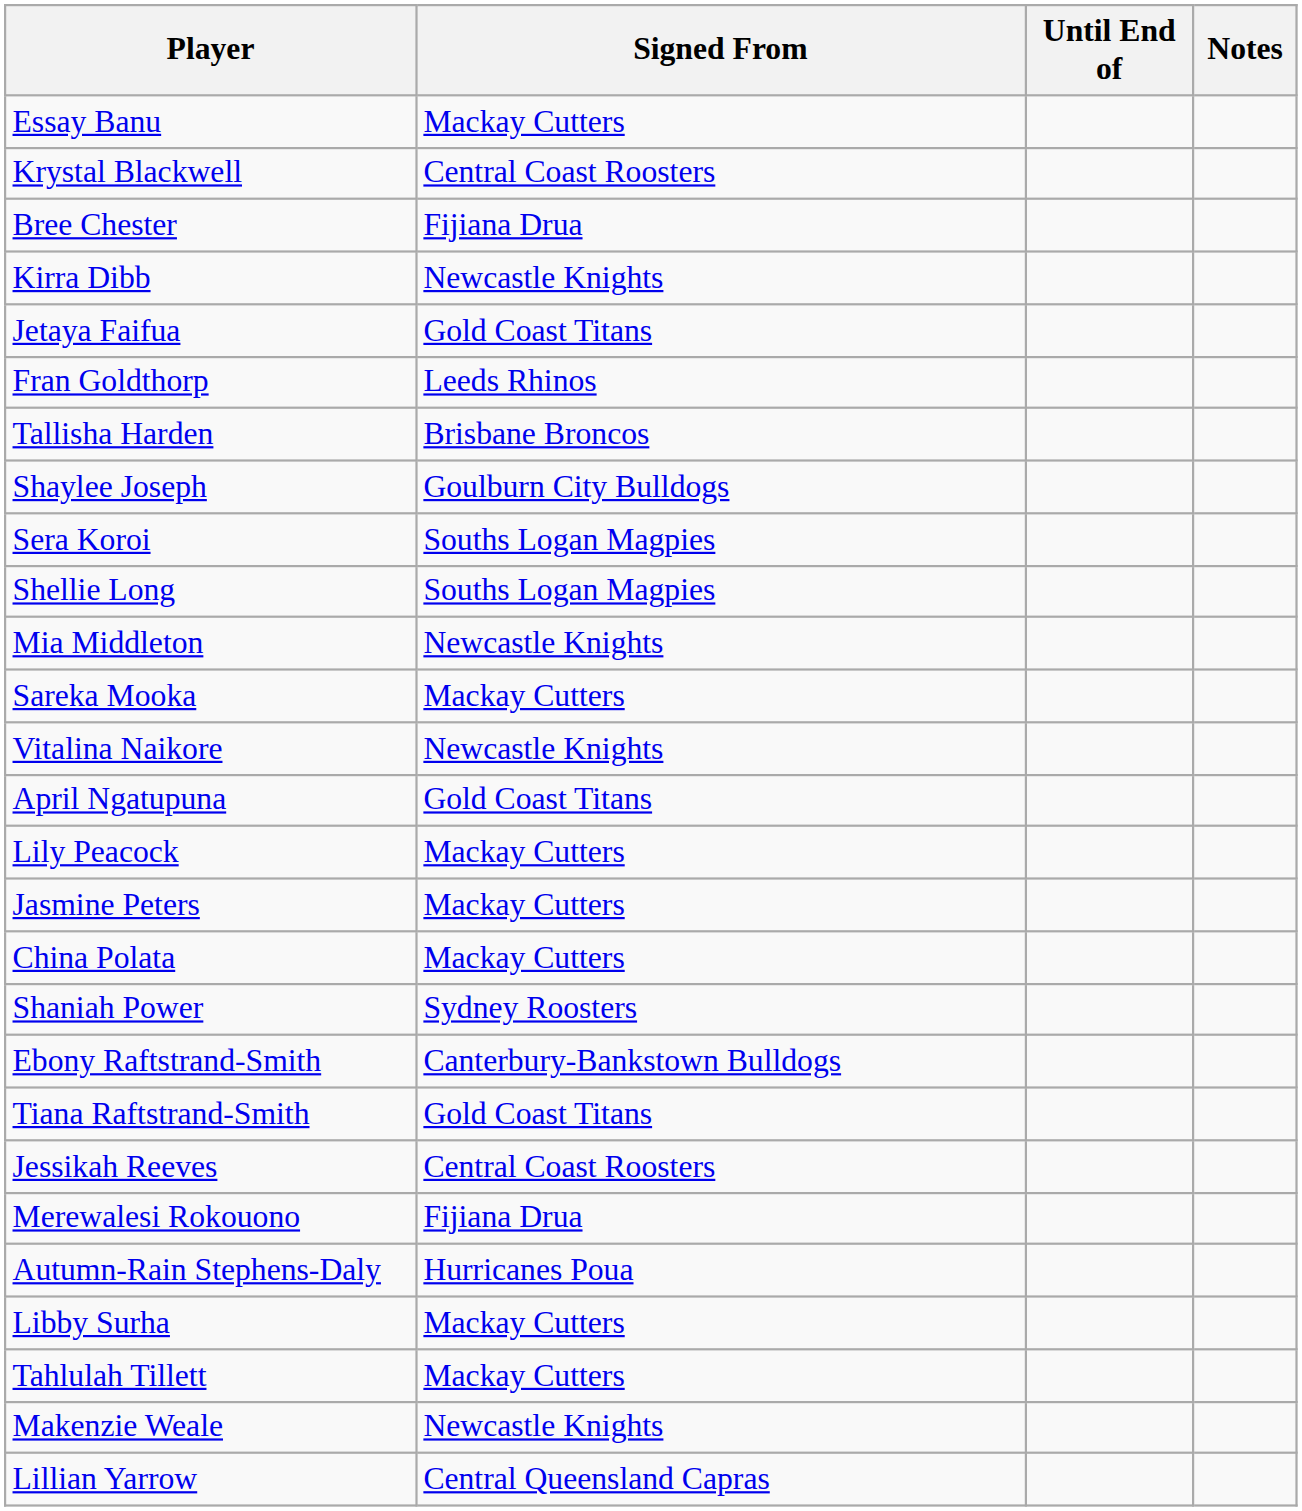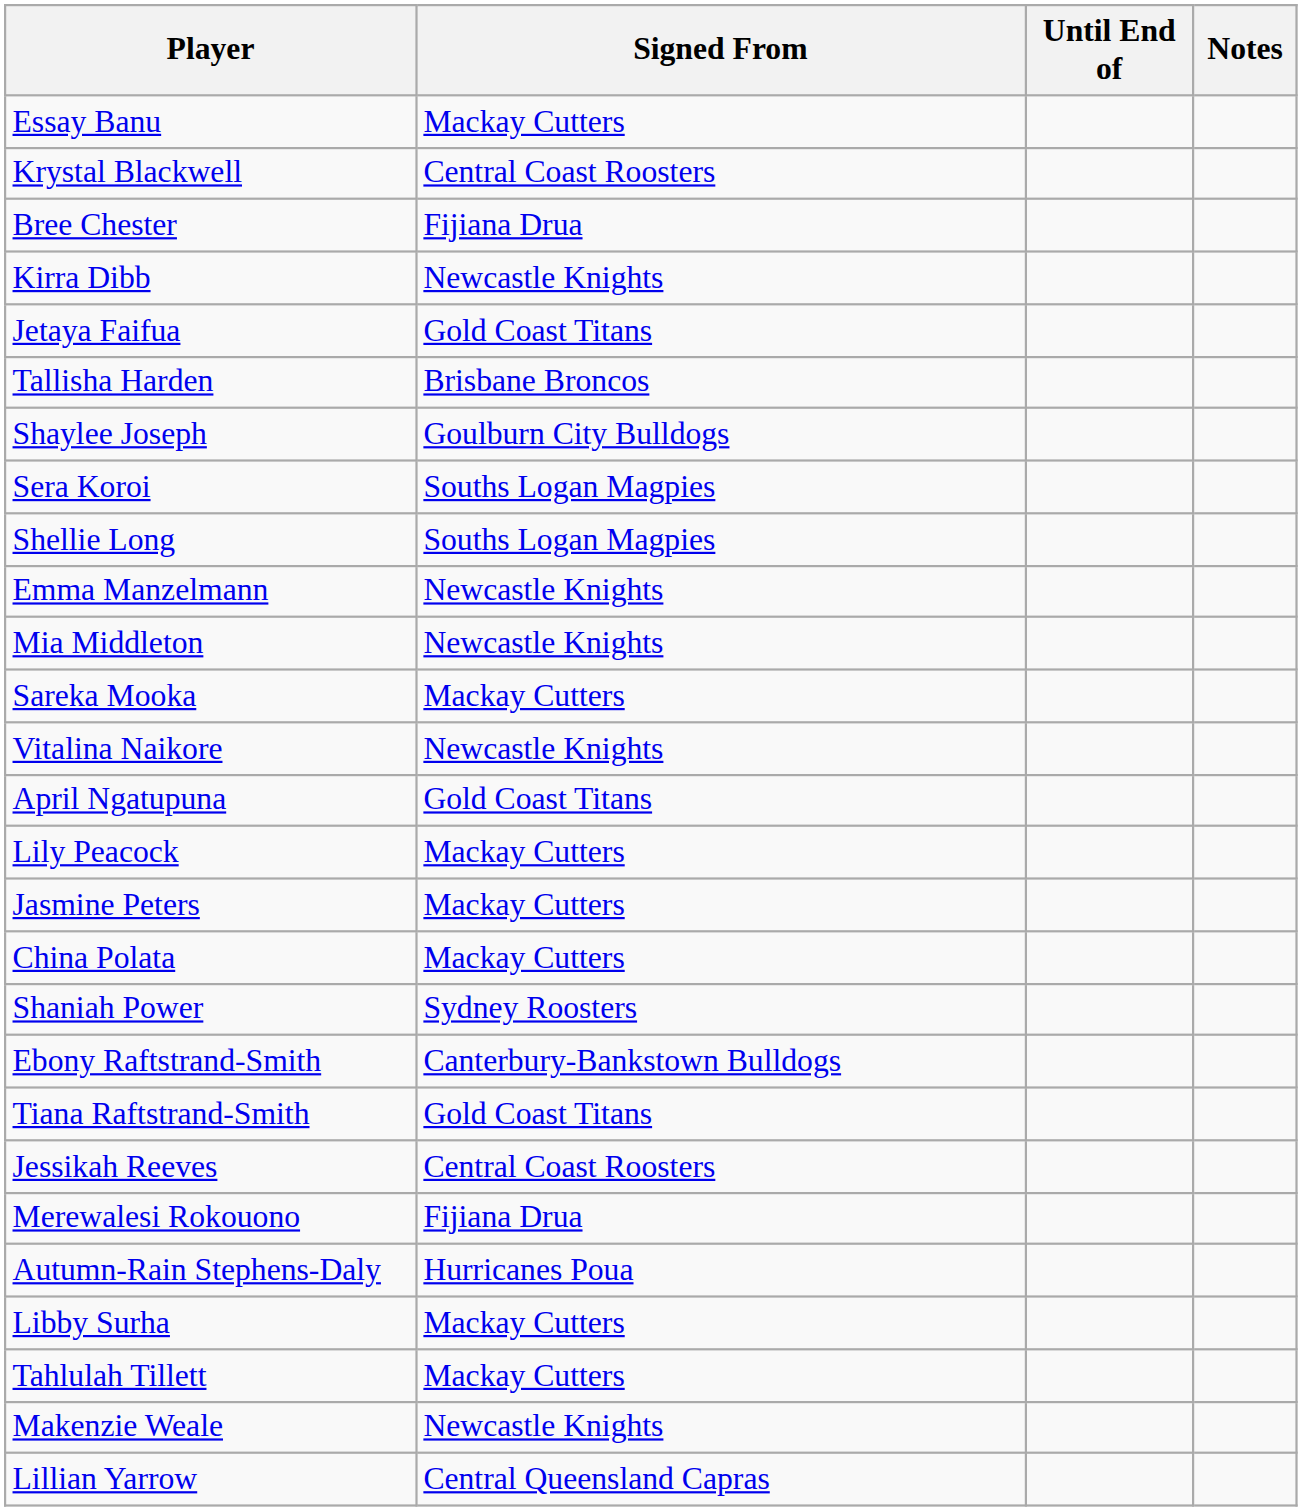- row: (111, 381)
+ row: (140, 590)
